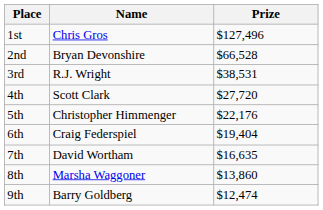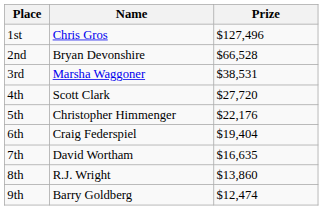(82, 74) R.J. Wright -> (99, 74) Marsha Waggoner
(99, 174) Marsha Waggoner -> (82, 174) R.J. Wright
